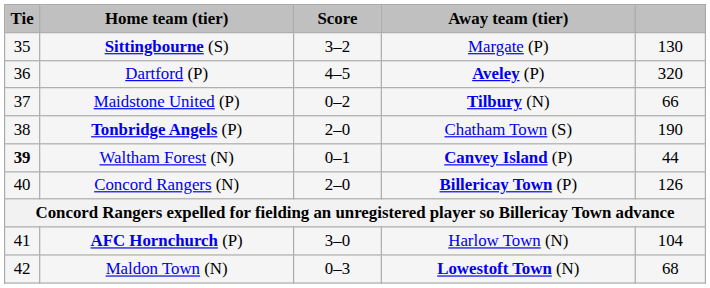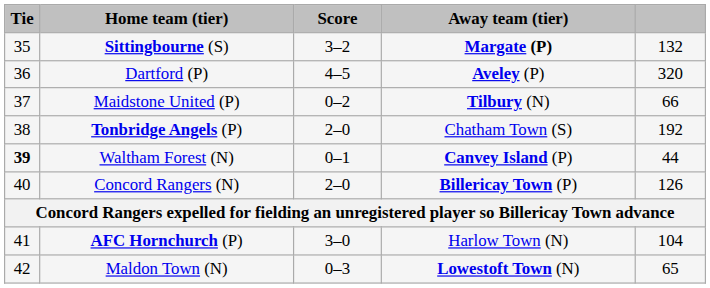(508, 46) normal -> (508, 46) bold
(670, 46) 130 -> (670, 46) 132
(670, 129) 190 -> (670, 129) 192
(670, 268) 68 -> (670, 268) 65
